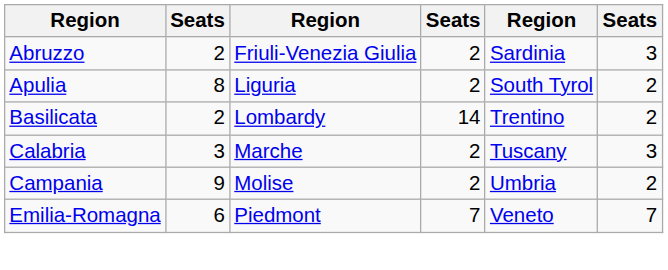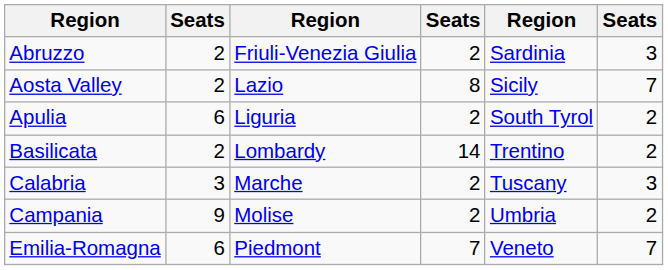+ row: (66, 85)
(219, 85) 8 -> (219, 118) 6
